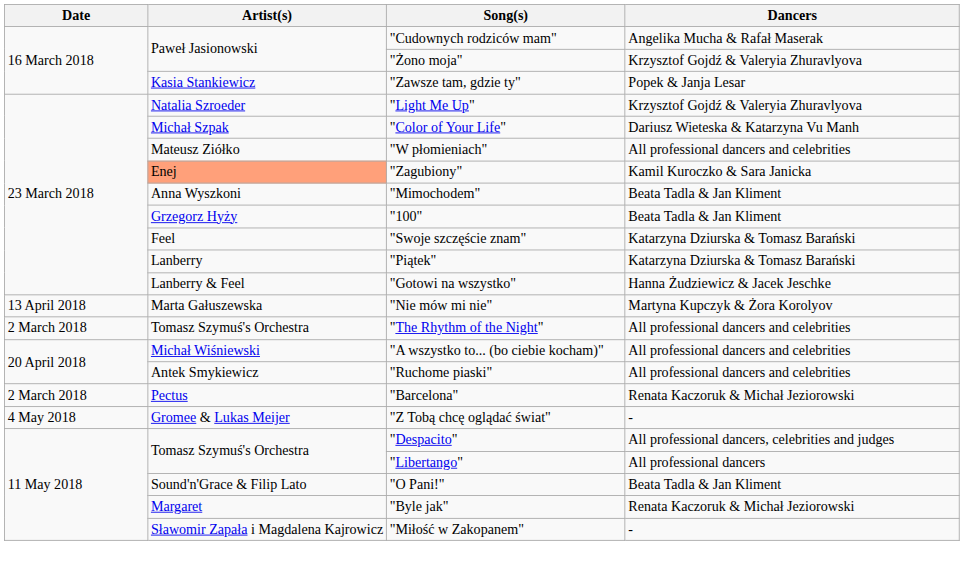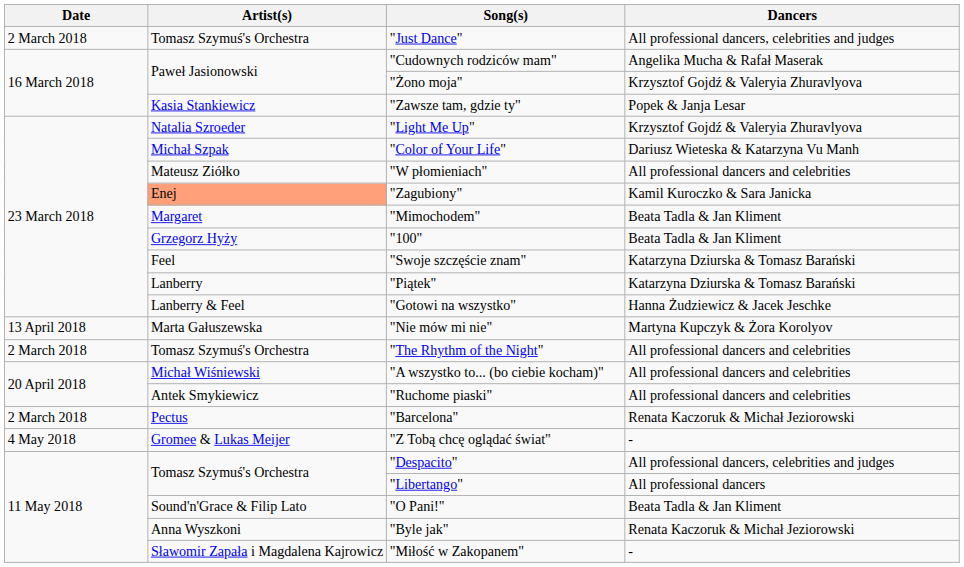+ row: (426, 37)
(196, 194) Anna Wyszkoni -> (177, 216) Margaret
(177, 506) Margaret -> (196, 529) Anna Wyszkoni
